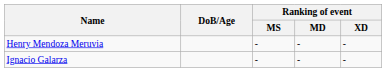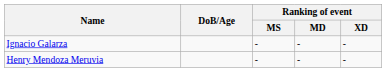rows swapped: (55, 44) <-> (37, 59)
